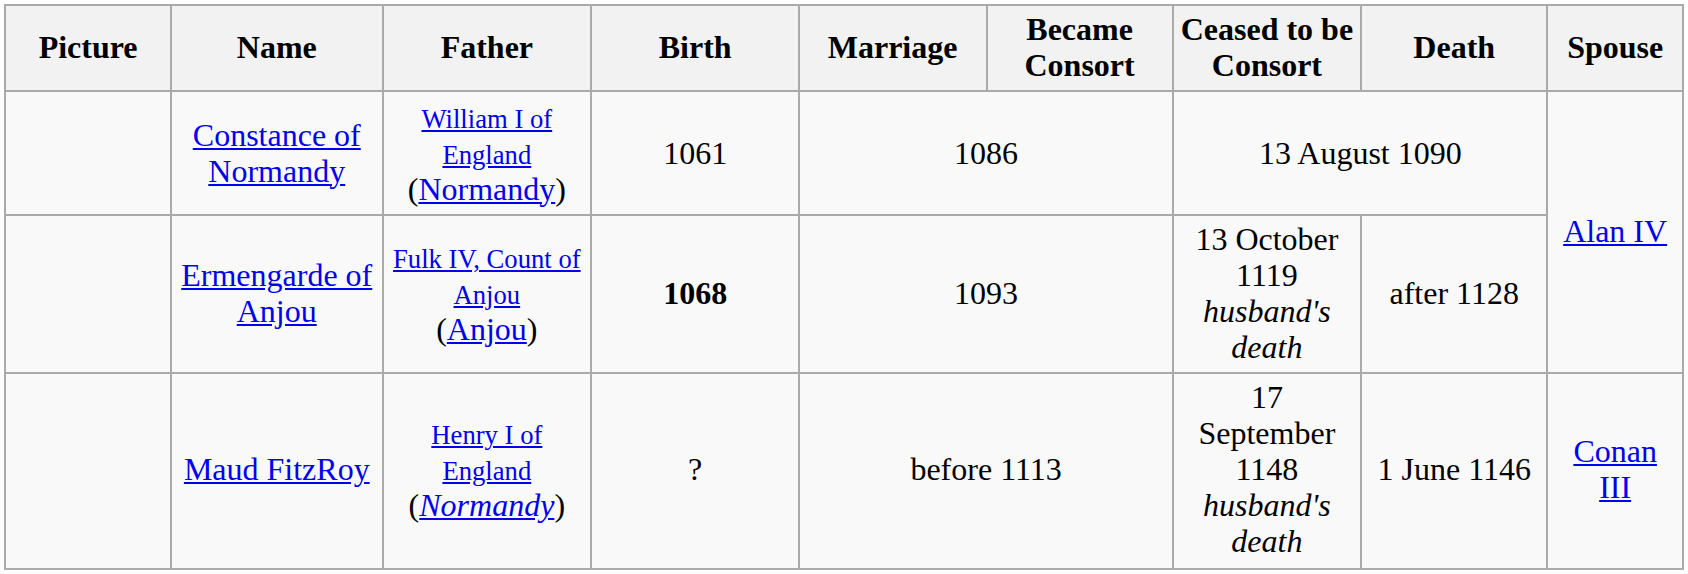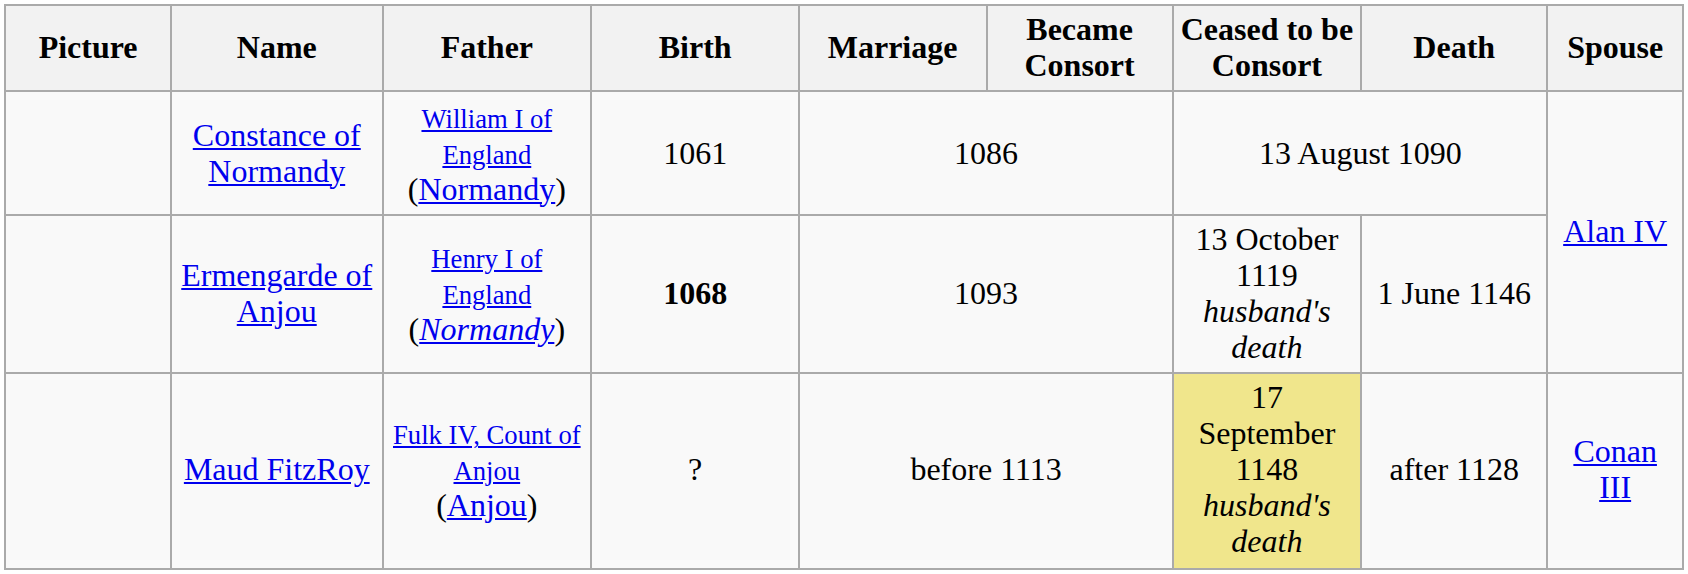(487, 295) Fulk IV, Count of Anjou (Anjou) -> (487, 295) Henry I of England (Normandy)
(1454, 293) after 1128 -> (1454, 293) 1 June 1146
(487, 472) Henry I of England (Normandy) -> (487, 472) Fulk IV, Count of Anjou (Anjou)
(1267, 470) no background -> (1267, 470) khaki background
(1454, 470) 1 June 1146 -> (1454, 470) after 1128
